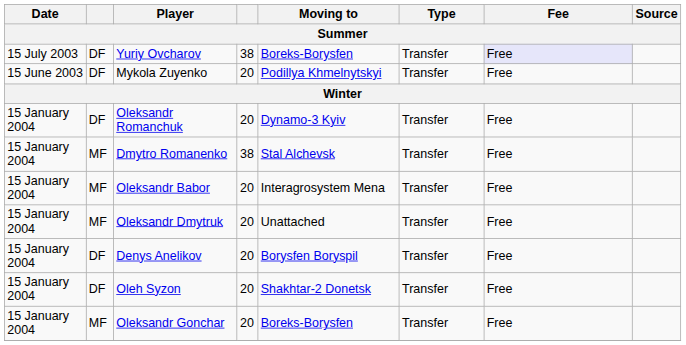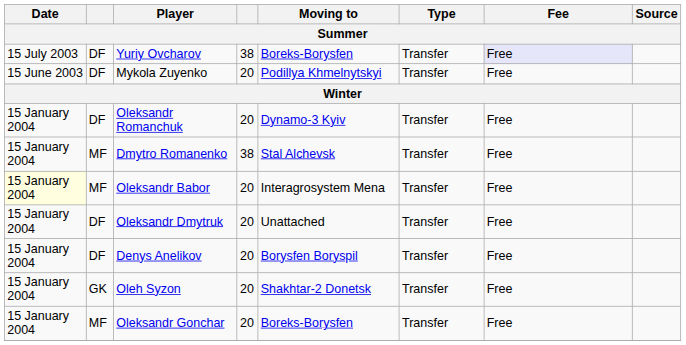(38, 188) no background -> (38, 188) lightyellow background
(98, 221) MF -> (97, 221) DF
(97, 289) DF -> (98, 289) GK
